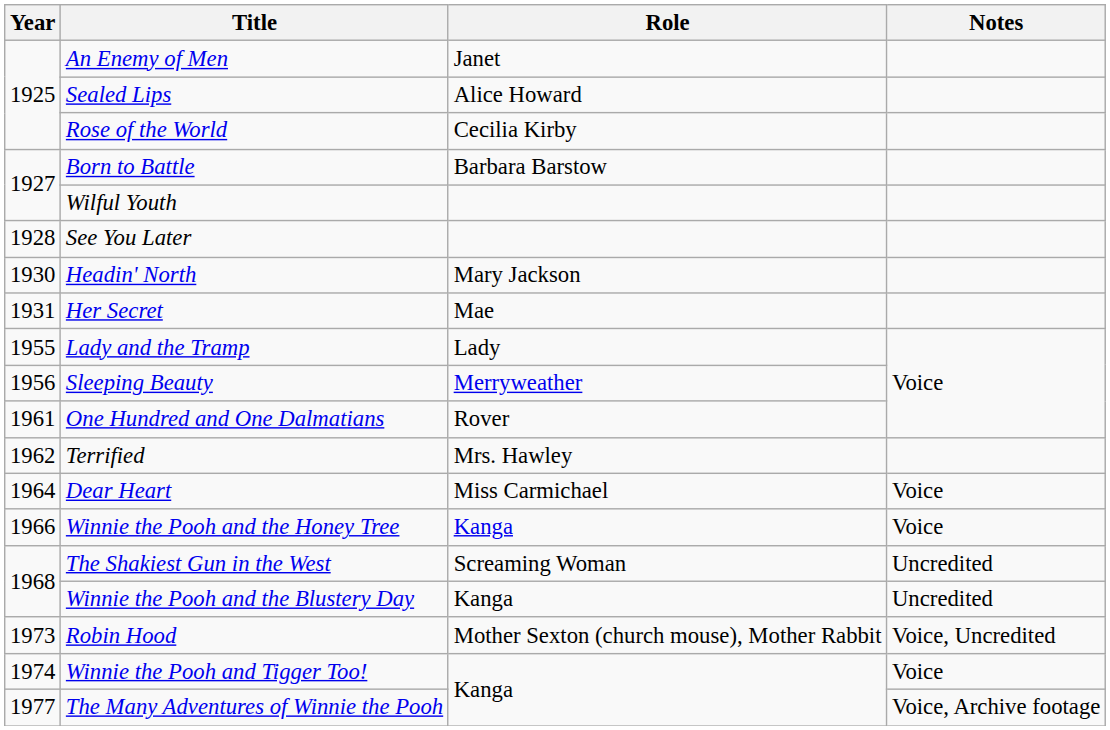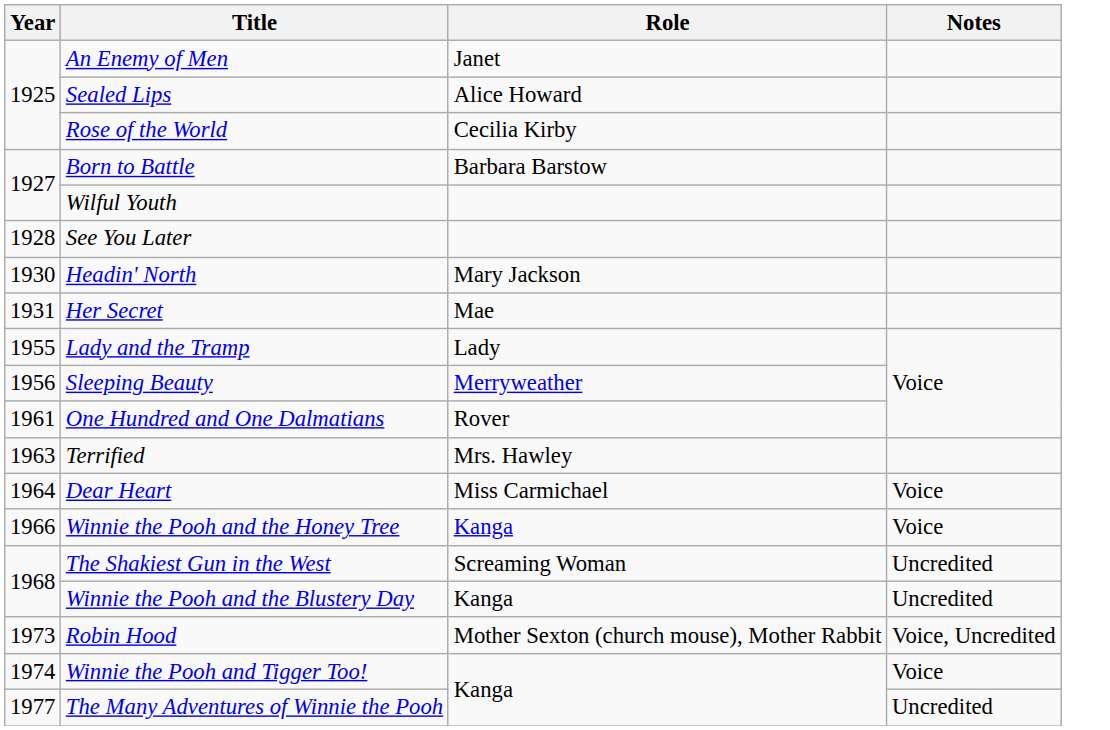(33, 454) 1962 -> (33, 454) 1963
(996, 707) Voice, Archive footage -> (942, 707) Uncredited
